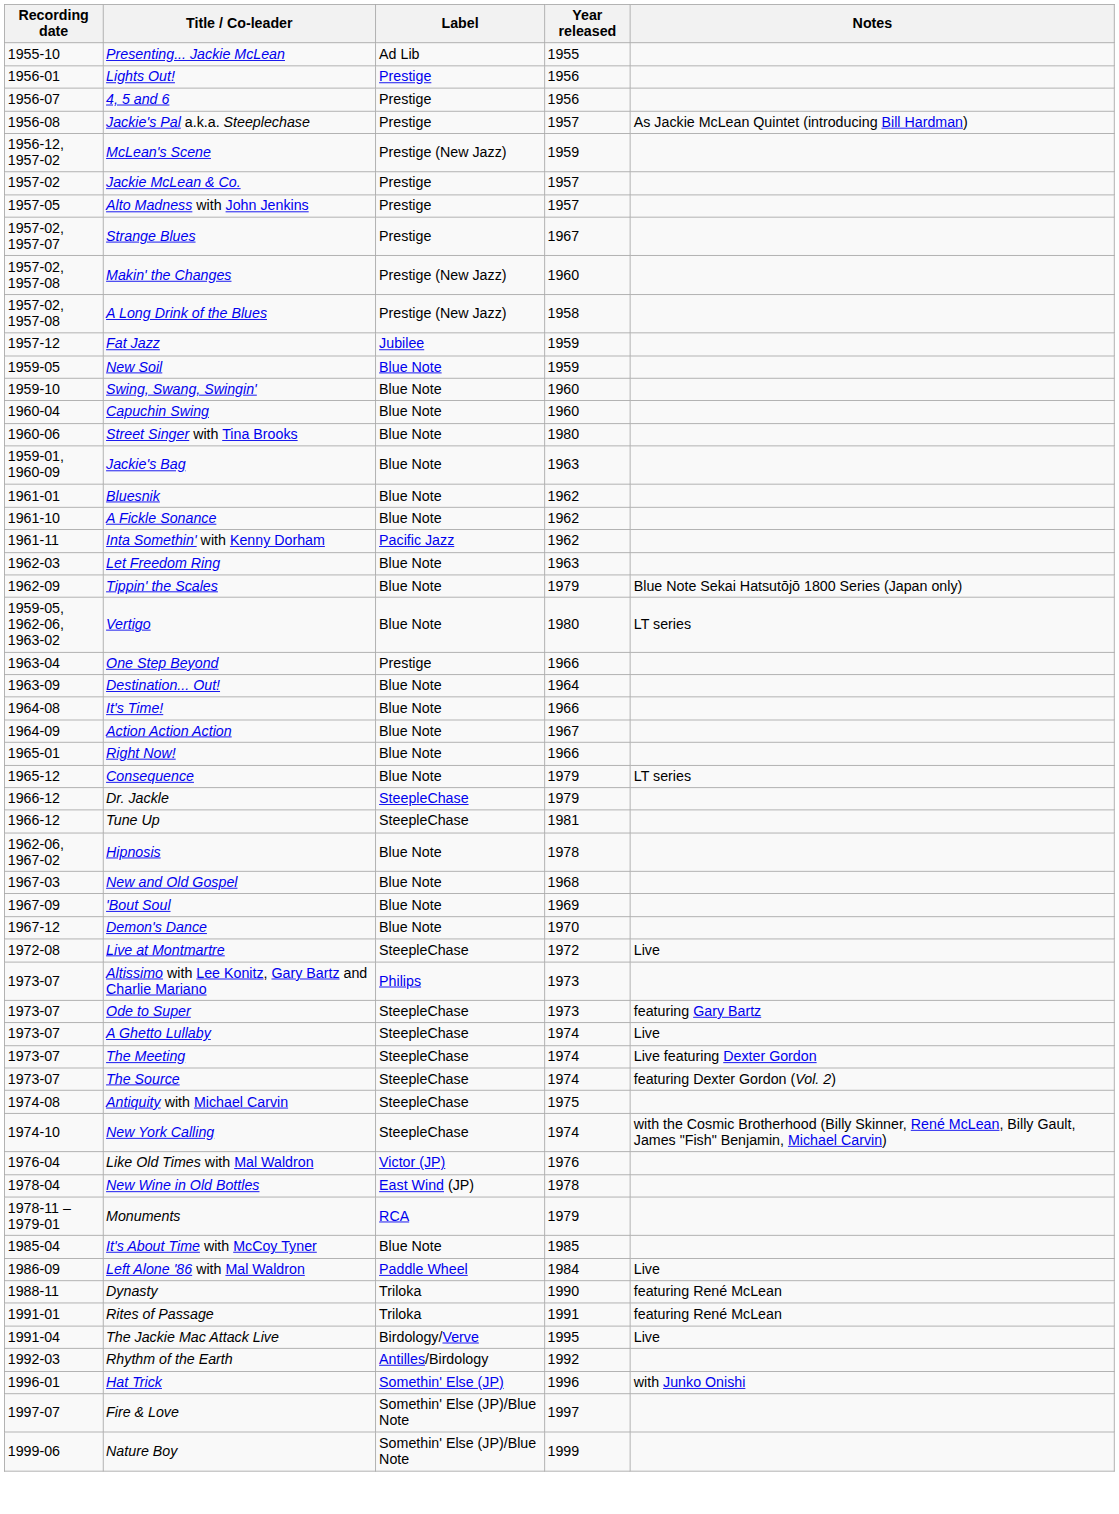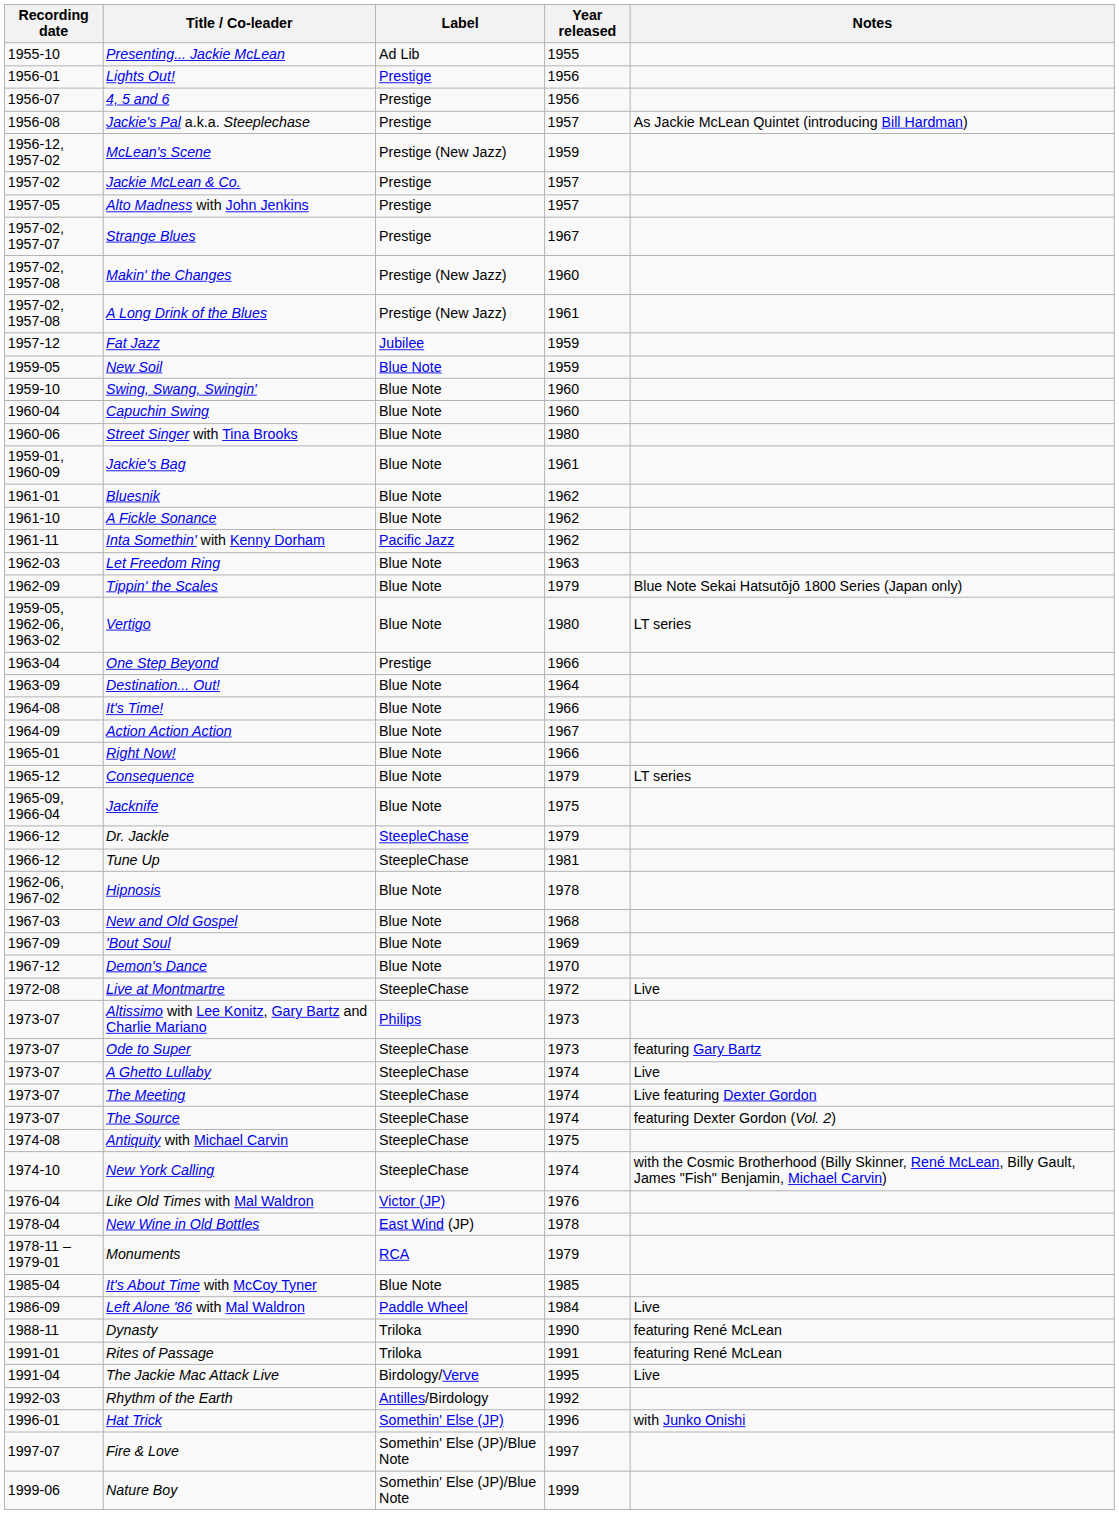(563, 313) 1958 -> (563, 313) 1961
(563, 465) 1963 -> (563, 465) 1961
+ row: (132, 806)
